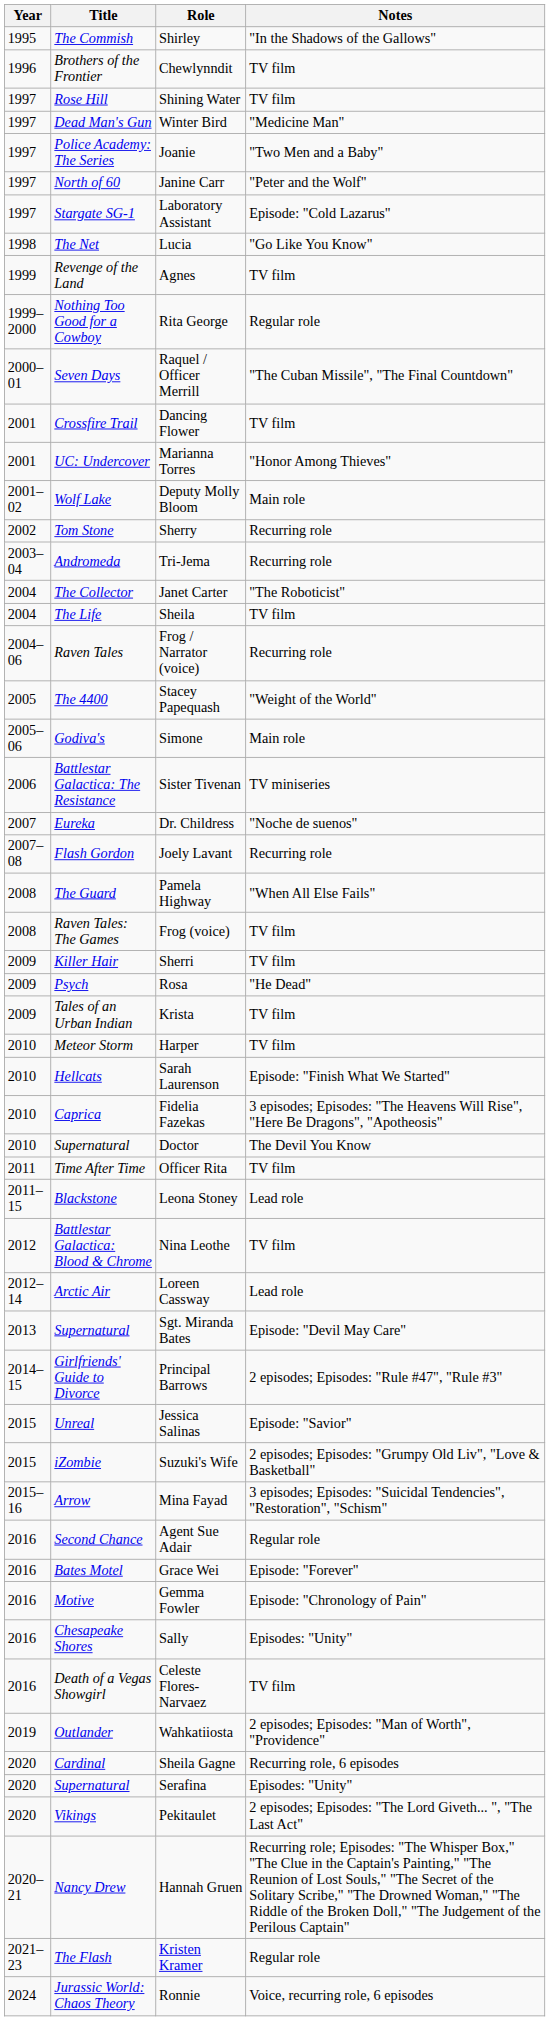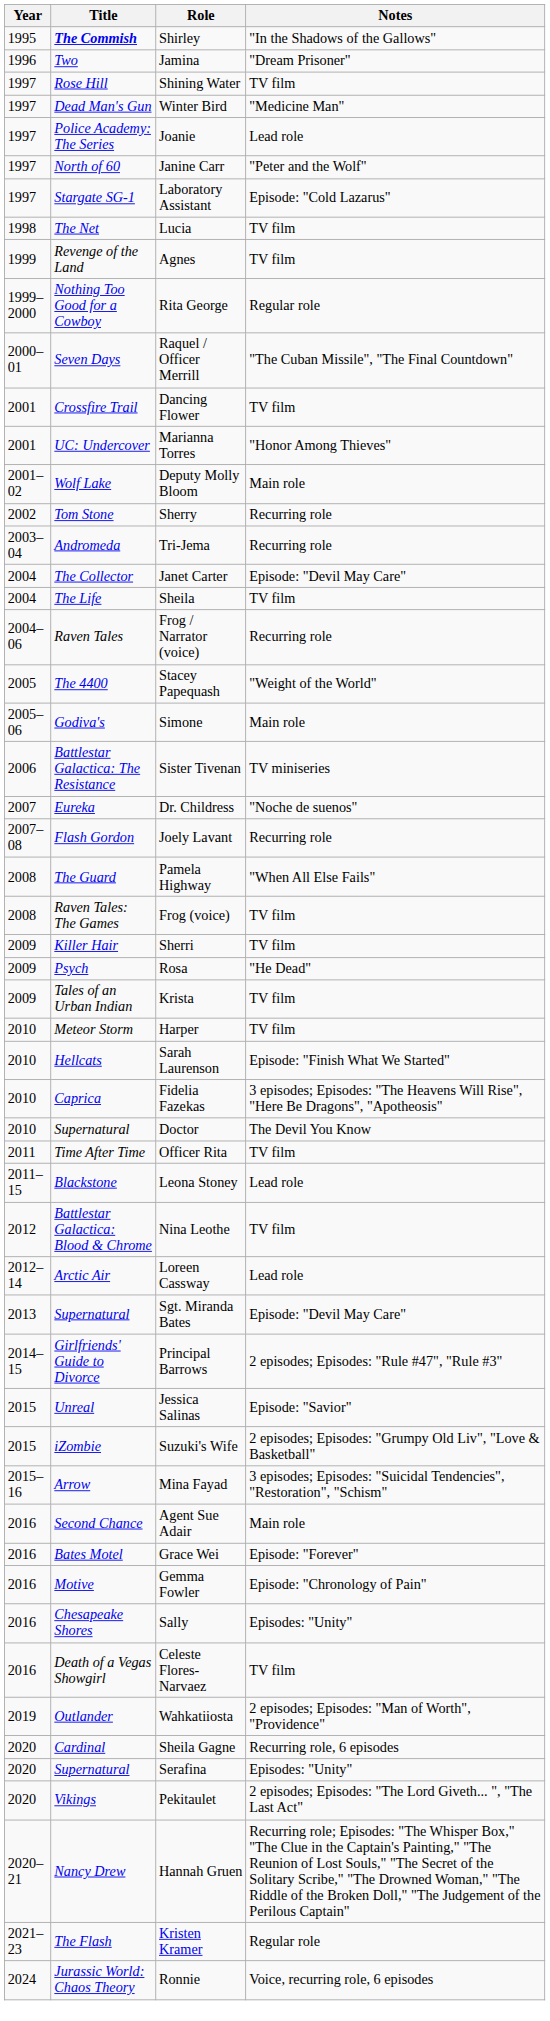(94, 38) normal -> (96, 38) bold
- row: (196, 68)
+ row: (179, 60)
(316, 152) "Two Men and a Baby" -> (276, 136) Lead role
(311, 244) "Go Like You Know" -> (272, 228) TV film
(297, 591) "The Roboticist" -> (328, 575) Episode: "Devil May Care"
(285, 1539) Regular role -> (277, 1523) Main role
